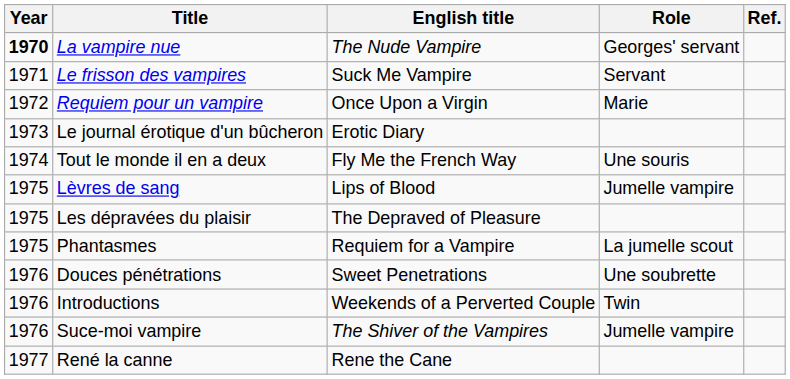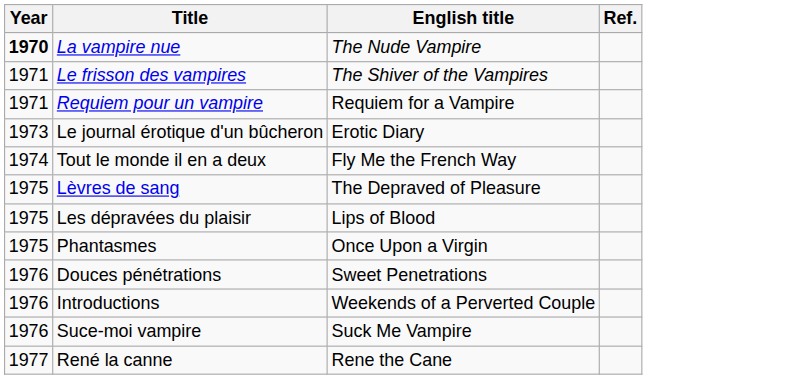- column: (671, 18)
(402, 75) Suck Me Vampire -> (440, 75) The Shiver of the Vampires
(29, 103) 1972 -> (29, 103) 1971
(410, 103) Once Upon a Virgin -> (423, 103) Requiem for a Vampire
(383, 189) Lips of Blood -> (436, 189) The Depraved of Pleasure
(436, 217) The Depraved of Pleasure -> (383, 217) Lips of Blood
(423, 246) Requiem for a Vampire -> (410, 246) Once Upon a Virgin
(440, 331) The Shiver of the Vampires -> (402, 331) Suck Me Vampire
